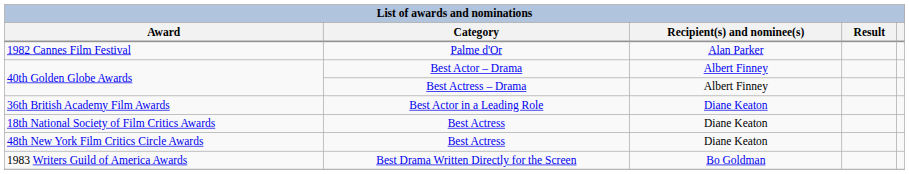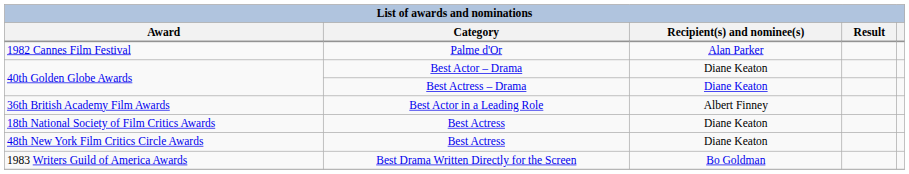(736, 68) Albert Finney -> (736, 68) Diane Keaton
(736, 87) Albert Finney -> (736, 87) Diane Keaton
(736, 105) Diane Keaton -> (736, 105) Albert Finney
